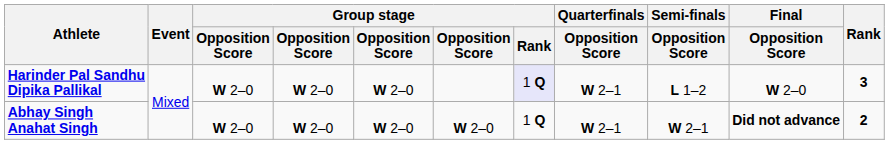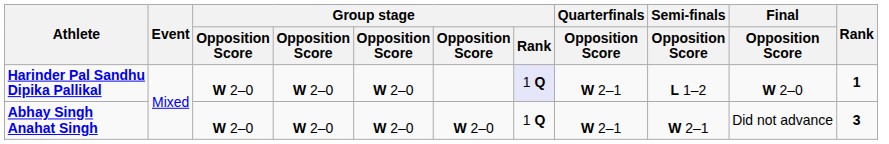(864, 83) 3 -> (857, 83) 1
(786, 121) bold -> (783, 121) normal
(864, 121) 2 -> (857, 121) 3
